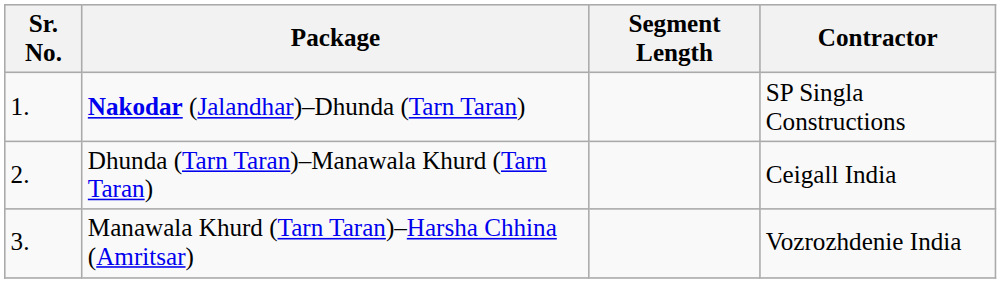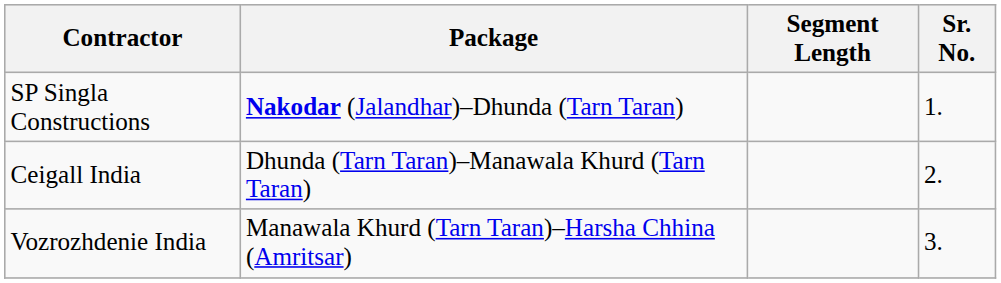columns swapped: (43, 38) <-> (878, 38)
